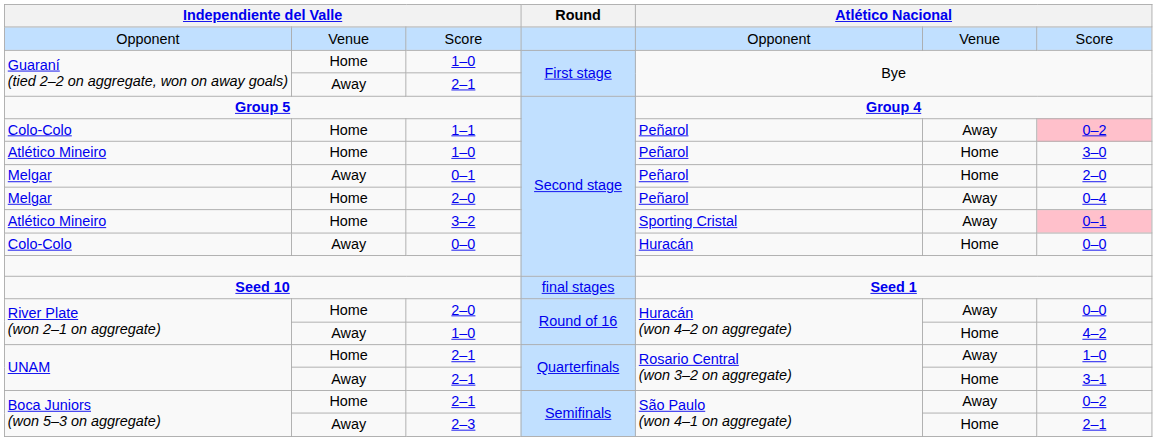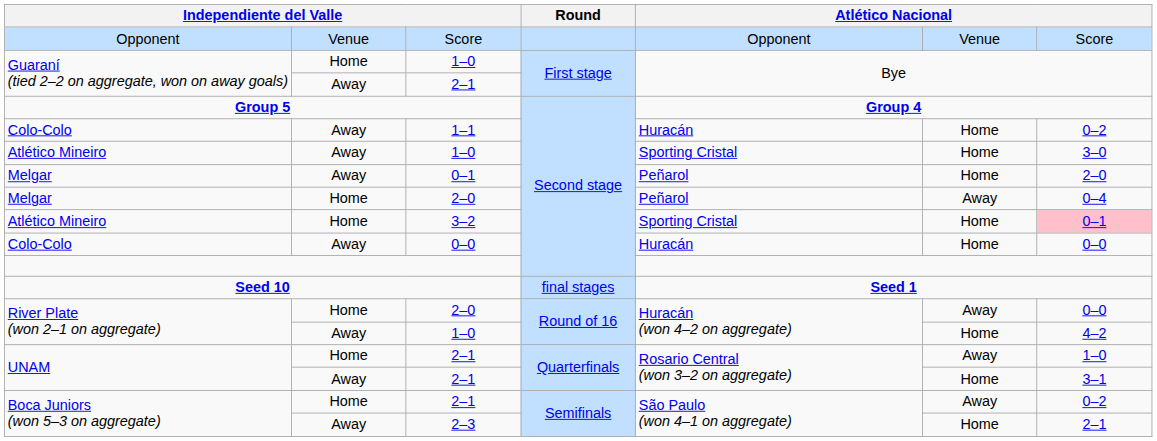(349, 130) Home -> (349, 130) Away
(664, 130) Peñarol -> (666, 130) Huracán
(980, 130) Away -> (980, 130) Home
(1094, 130) pink background -> (1094, 130) no background
(349, 152) Home -> (349, 152) Away
(664, 152) Peñarol -> (688, 152) Sporting Cristal
(980, 221) Away -> (980, 221) Home
